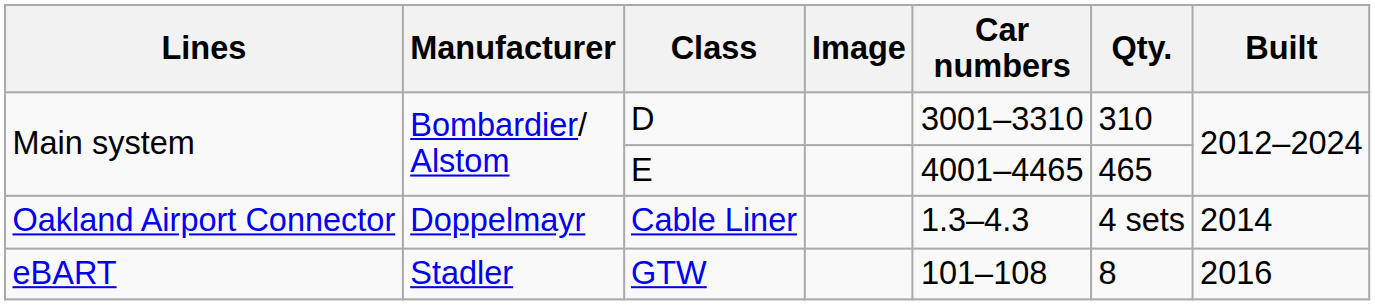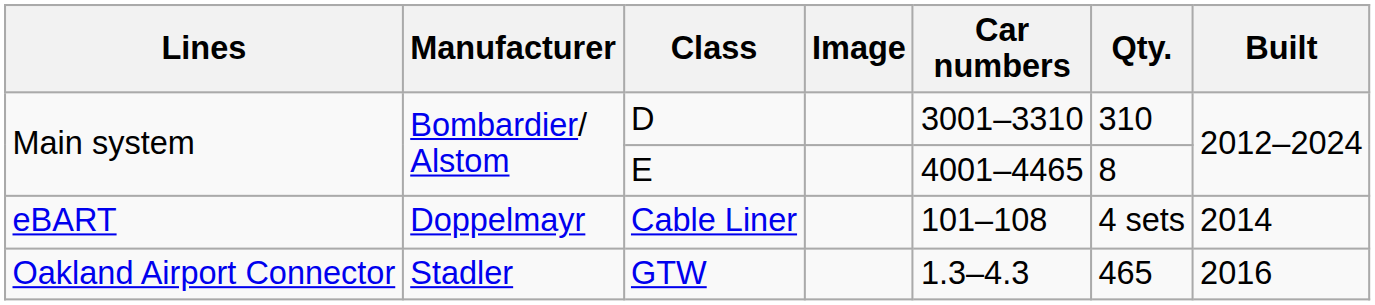(1126, 169) 465 -> (1107, 169) 8
(204, 221) Oakland Airport Connector -> (65, 221) eBART
(975, 221) 1.3–4.3 -> (984, 221) 101–108
(65, 272) eBART -> (204, 272) Oakland Airport Connector
(984, 272) 101–108 -> (975, 272) 1.3–4.3
(1107, 272) 8 -> (1126, 272) 465
